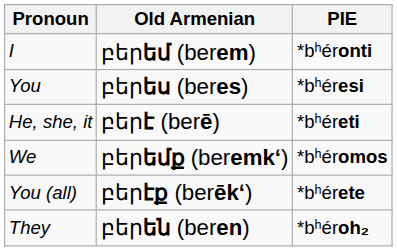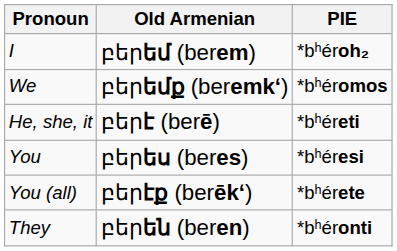(335, 51) *bʰéronti -> (333, 51) *bʰéroh₂
rows swapped: (25, 86) <-> (23, 157)
(333, 227) *bʰéroh₂ -> (335, 227) *bʰéronti
